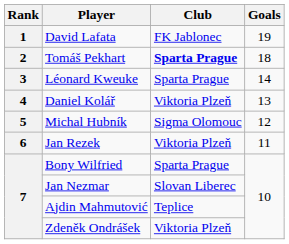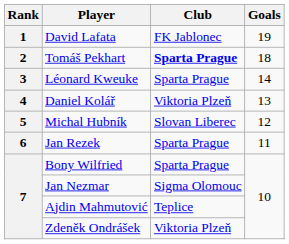(198, 121) Sigma Olomouc -> (195, 121) Slovan Liberec
(193, 143) Viktoria Plzeň -> (191, 143) Sparta Prague
(195, 185) Slovan Liberec -> (198, 185) Sigma Olomouc
